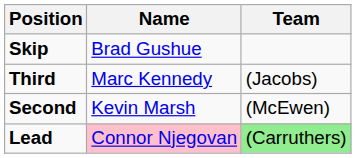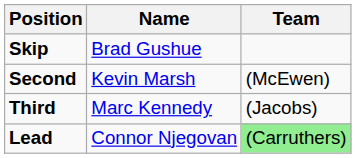rows swapped: (32, 78) <-> (43, 108)
(164, 138) pink background -> (164, 138) no background
